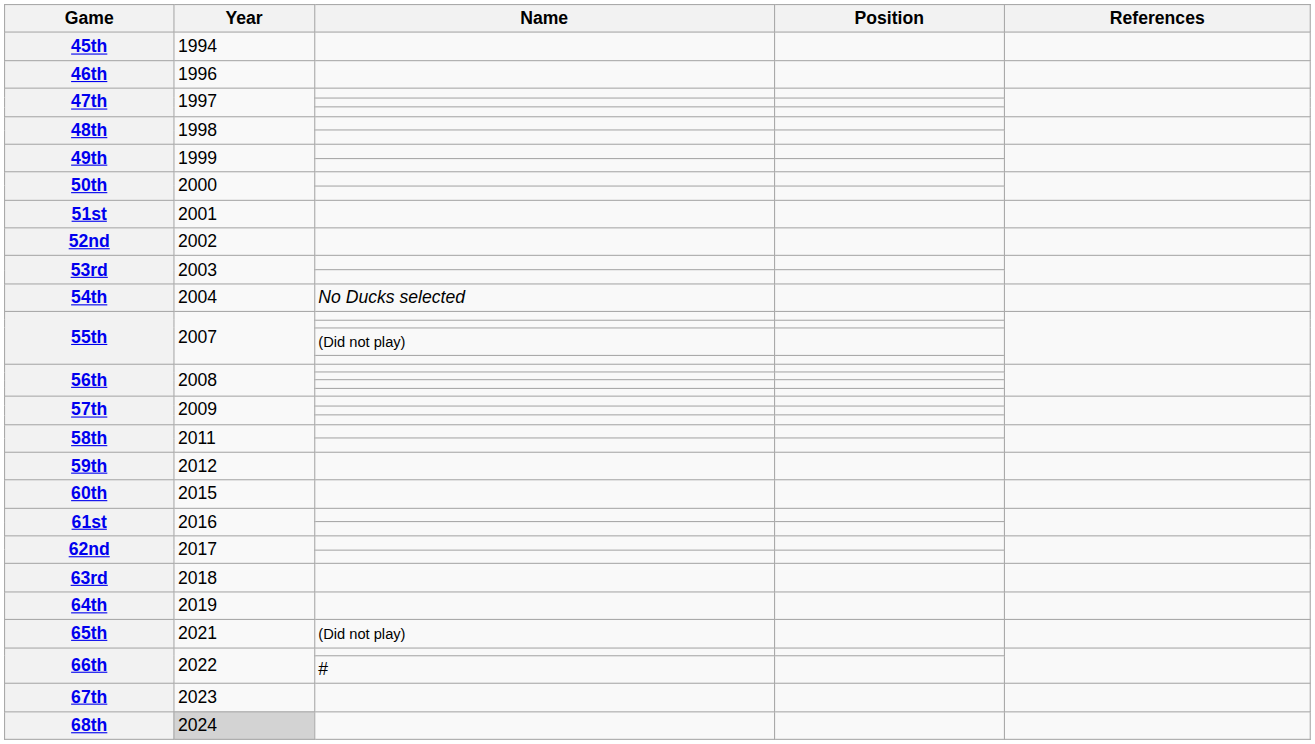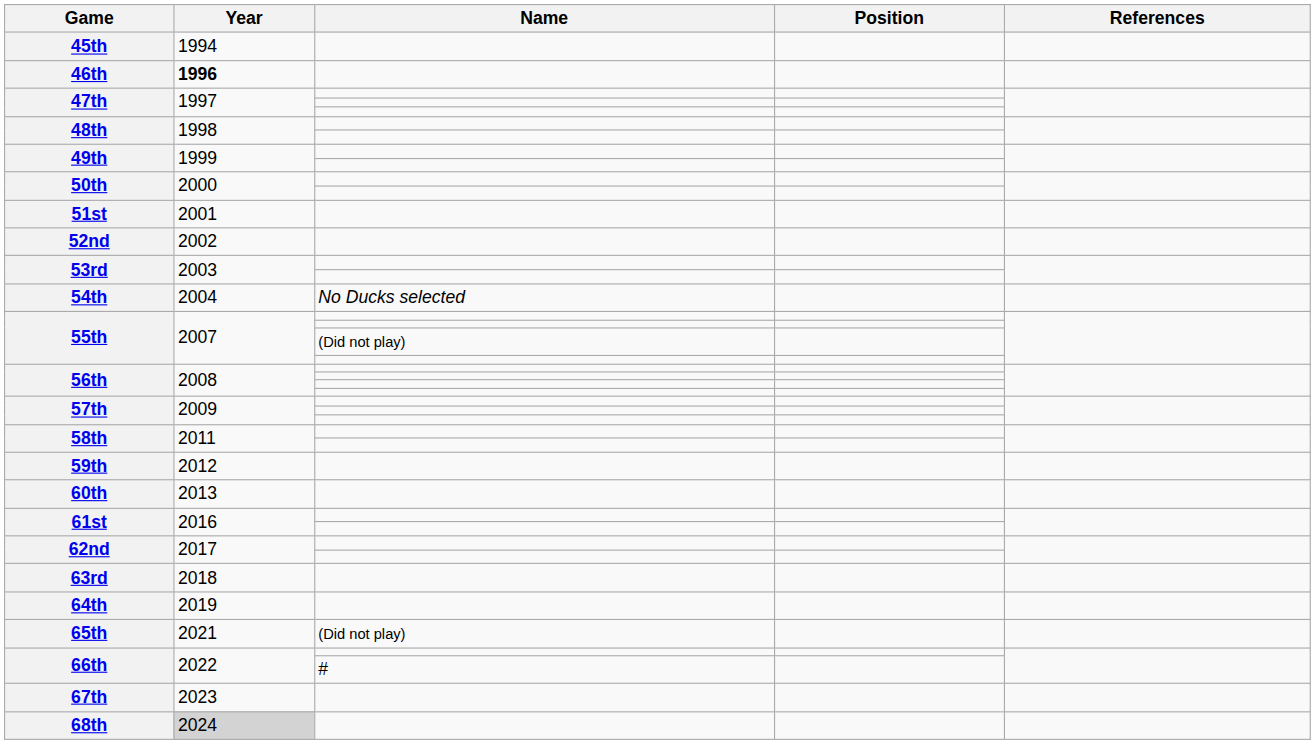(198, 74) normal -> (198, 74) bold
(198, 493) 2015 -> (198, 493) 2013
